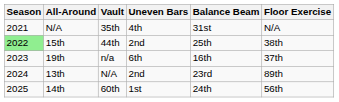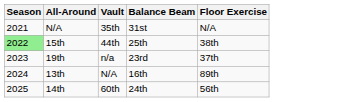- column: (158, 12)
(202, 58) 16th -> (138, 58) 23rd
(202, 74) 23rd -> (138, 74) 16th
